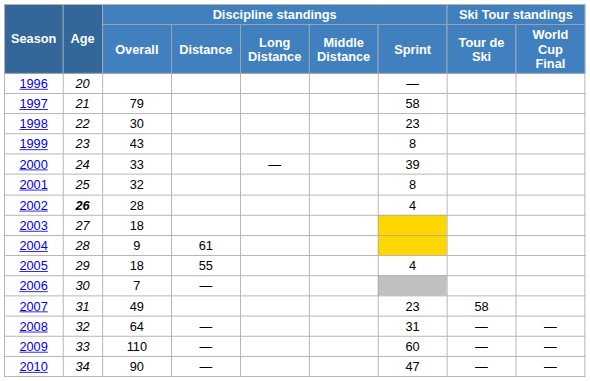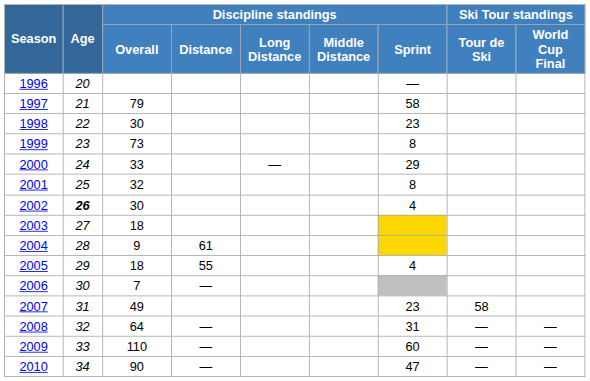(137, 144) 43 -> (137, 144) 73
(413, 165) 39 -> (413, 165) 29
(137, 205) 28 -> (137, 205) 30
